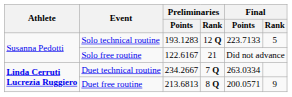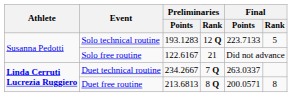(243, 70) 263.0334 -> (243, 70) 263.0337
(275, 85) 9 -> (275, 85) 8
